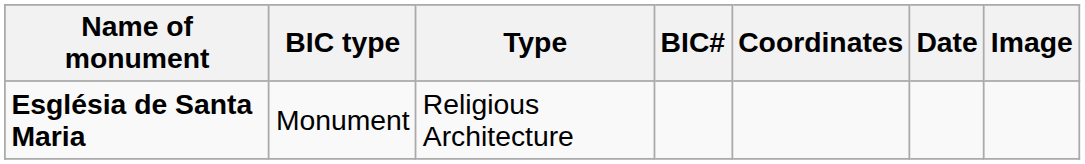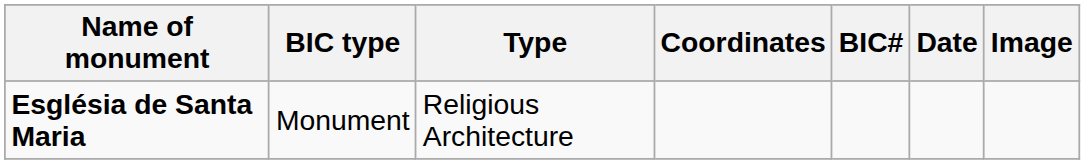columns swapped: (821, 42) <-> (693, 42)
